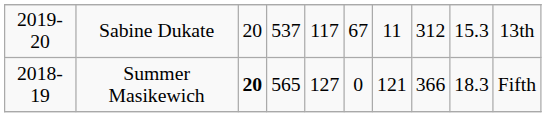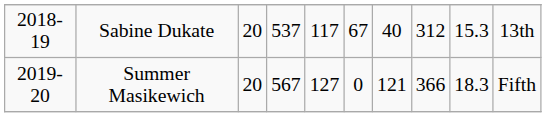(40, 31) 2019-20 -> (40, 31) 2018-19
(392, 31) 11 -> (392, 31) 40
(40, 84) 2018-19 -> (40, 84) 2019-20
(252, 84) bold -> (252, 84) normal
(286, 84) 565 -> (286, 84) 567
